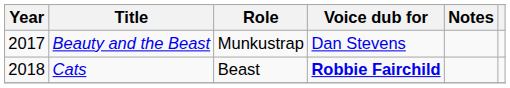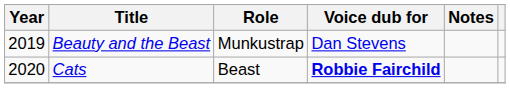(27, 43) 2017 -> (27, 43) 2019
(27, 69) 2018 -> (27, 69) 2020
